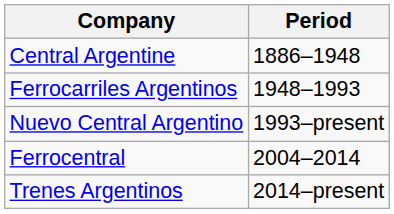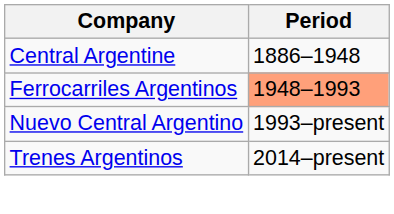(307, 89) no background -> (307, 89) lightsalmon background
- row: (67, 157)
